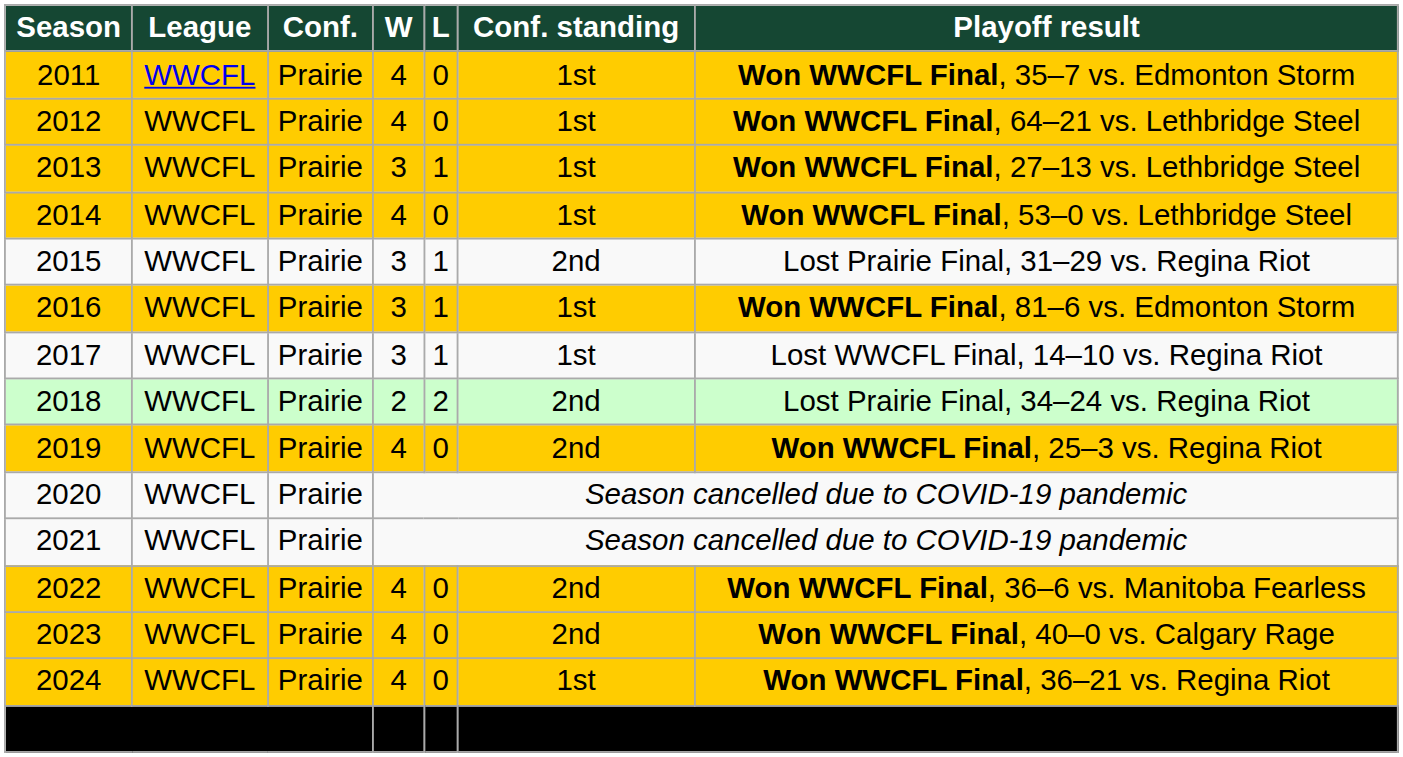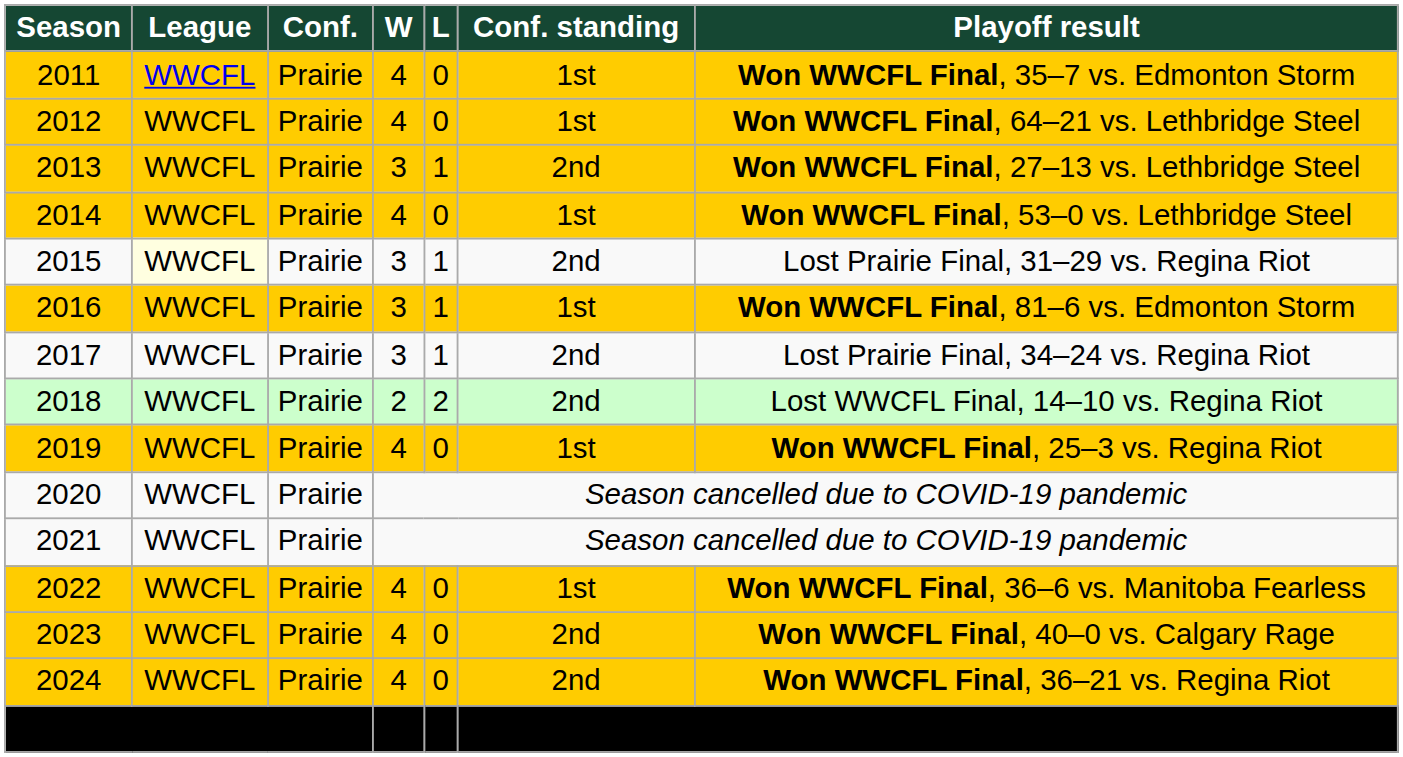(576, 167) 1st -> (576, 167) 2nd
(200, 261) no background -> (200, 261) lightyellow background
(576, 354) 1st -> (576, 354) 2nd
(1047, 354) Lost WWCFL Final, 14–10 vs. Regina Riot -> (1047, 354) Lost Prairie Final, 34–24 vs. Regina Riot
(1047, 401) Lost Prairie Final, 34–24 vs. Regina Riot -> (1047, 401) Lost WWCFL Final, 14–10 vs. Regina Riot
(576, 448) 2nd -> (576, 448) 1st
(576, 588) 2nd -> (576, 588) 1st
(576, 681) 1st -> (576, 681) 2nd
